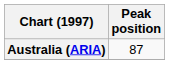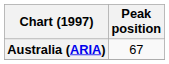(136, 49) 87 -> (136, 49) 67
